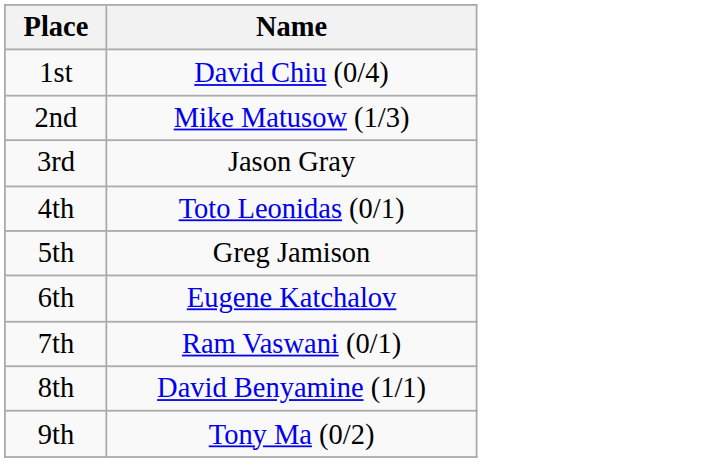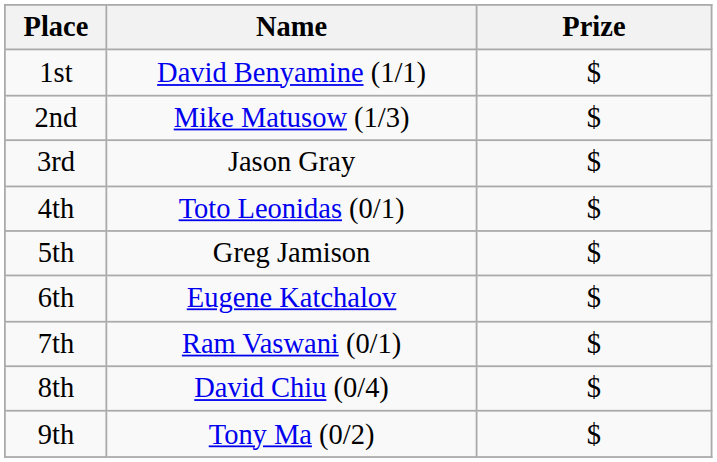+ column: (594, 27)
(292, 72) David Chiu (0/4) -> (292, 72) David Benyamine (1/1)
(292, 388) David Benyamine (1/1) -> (292, 388) David Chiu (0/4)
